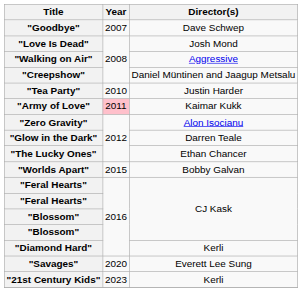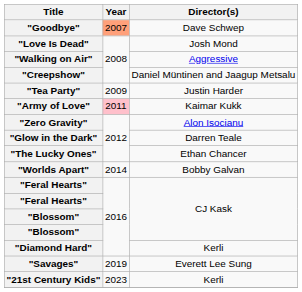(116, 28) no background -> (116, 28) lightsalmon background
(116, 91) 2010 -> (116, 91) 2009
(116, 169) 2015 -> (116, 169) 2014
(116, 264) 2020 -> (116, 264) 2019
